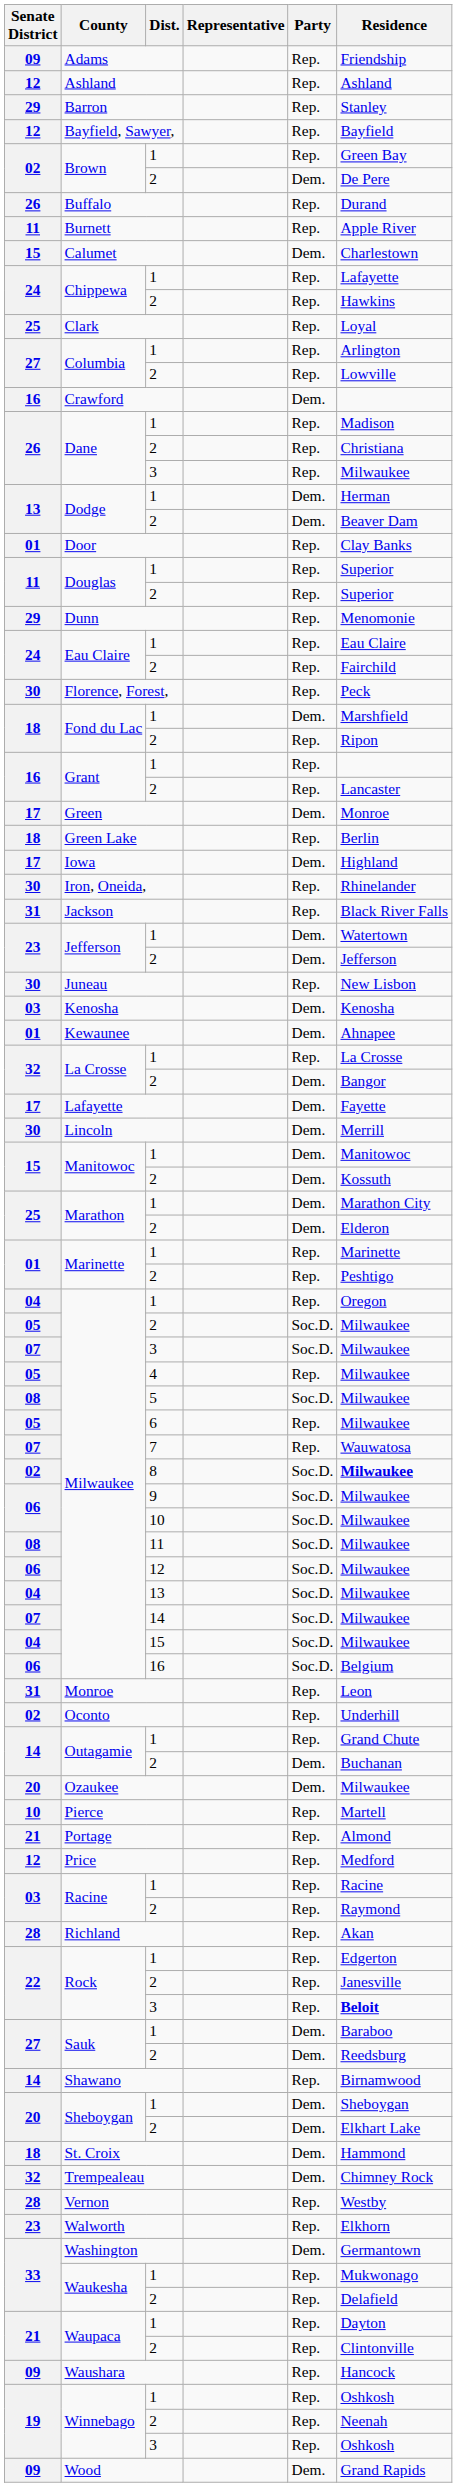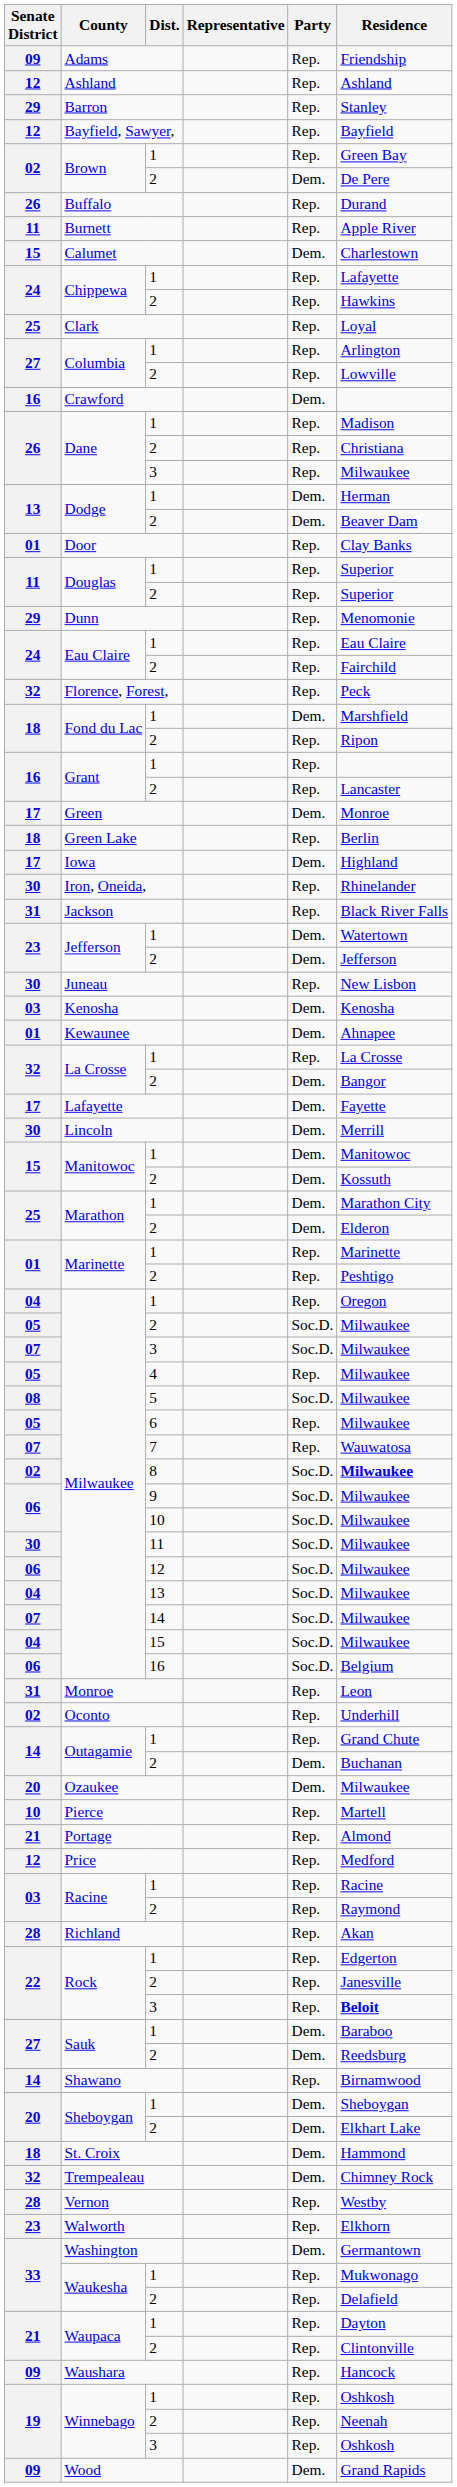(33, 691) 30 -> (33, 691) 32
(33, 1544) 08 -> (33, 1544) 30
